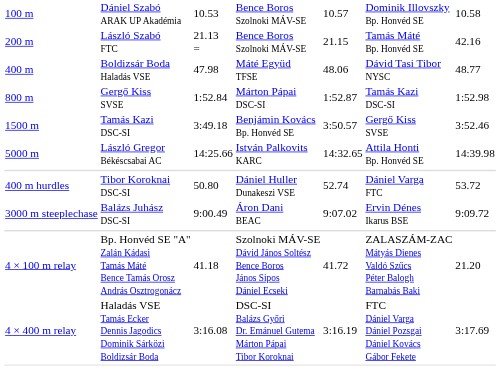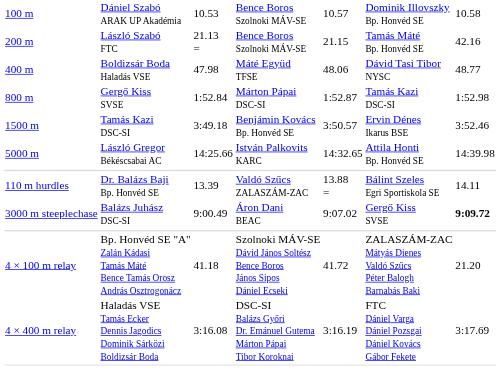(391, 125) Gergő Kiss SVSE -> (393, 125) Ervin Dénes Ikarus BSE
+ row: (37, 186)
- row: (37, 186)
(393, 214) Ervin Dénes Ikarus BSE -> (391, 214) Gergő Kiss SVSE
(472, 214) normal -> (473, 214) bold
